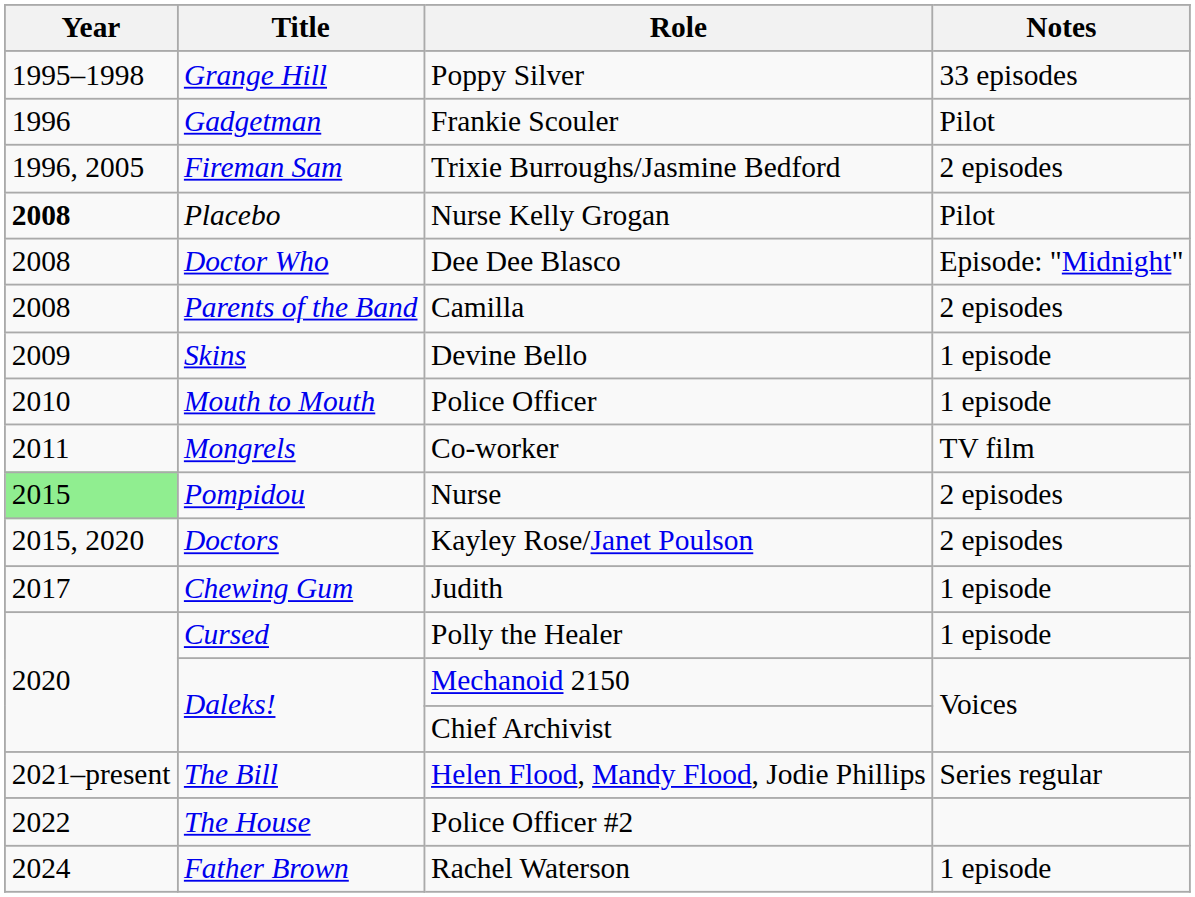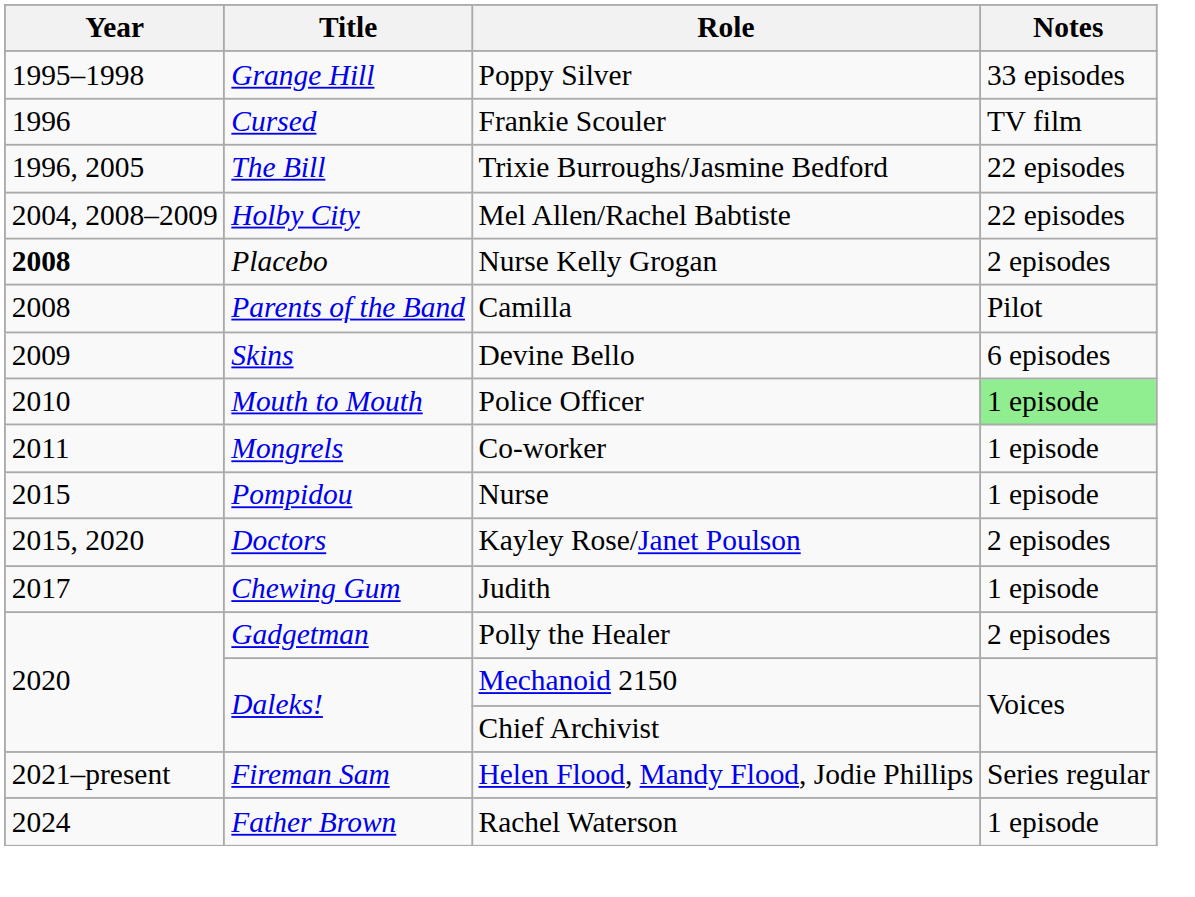(253, 121) Gadgetman -> (274, 121) Cursed
(967, 121) Pilot -> (1034, 121) TV film
(263, 167) Fireman Sam -> (278, 167) The Bill
(1001, 167) 2 episodes -> (1056, 167) 22 episodes
+ row: (635, 214)
(967, 214) Pilot -> (1049, 261) 2 episodes
- row: (526, 261)
(1001, 307) 2 episodes -> (1015, 307) Pilot
(995, 354) 1 episode -> (1049, 354) 6 episodes
(995, 401) no background -> (1043, 401) lightgreen background
(987, 448) TV film -> (1043, 448) 1 episode
(41, 494) lightgreen background -> (41, 494) no background
(1001, 494) 2 episodes -> (1043, 494) 1 episode
(226, 634) Cursed -> (300, 634) Gadgetman
(995, 634) 1 episode -> (1049, 634) 2 episodes
(231, 774) The Bill -> (311, 774) Fireman Sam
- row: (532, 821)
